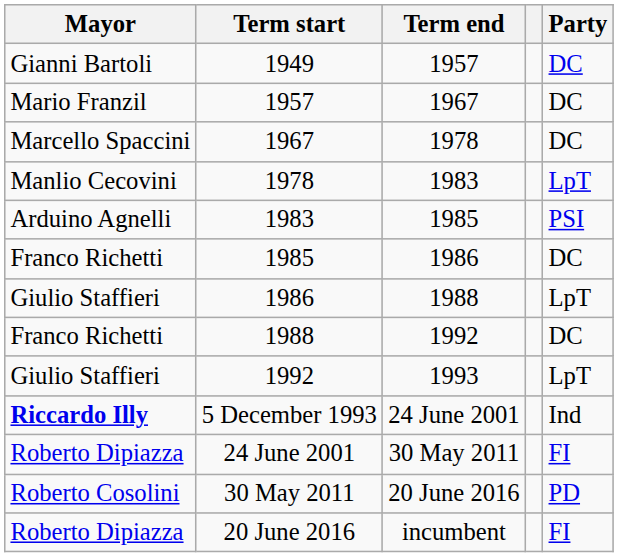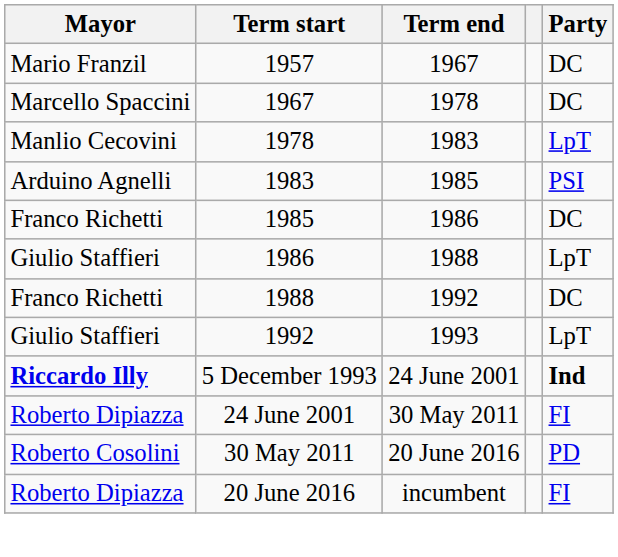- row: (289, 63)
(565, 414) normal -> (567, 375) bold
